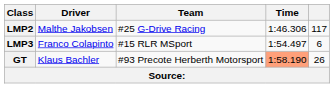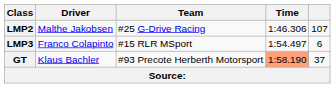(319, 28) 117 -> (320, 28) 107
(319, 60) 26 -> (320, 60) 37
